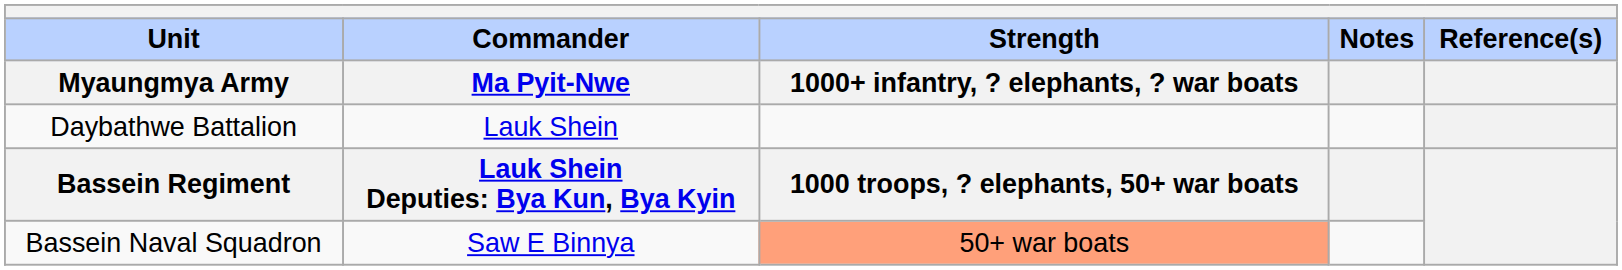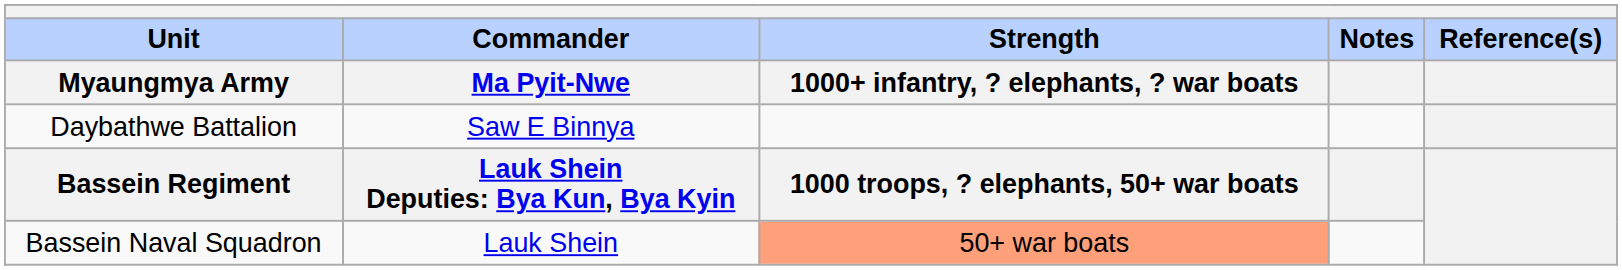(551, 126) Lauk Shein -> (551, 126) Saw E Binnya
(551, 243) Saw E Binnya -> (551, 243) Lauk Shein
